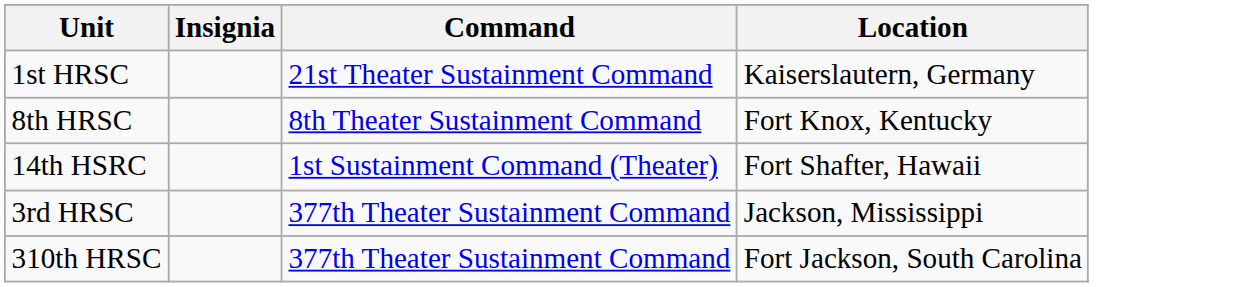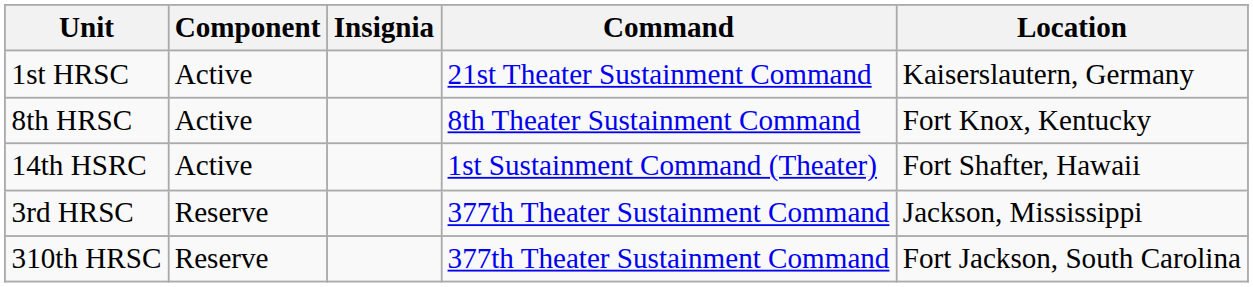+ column: (248, 27)
